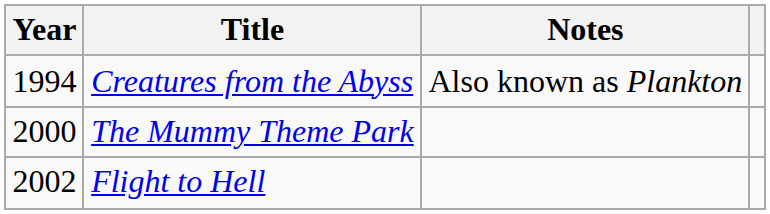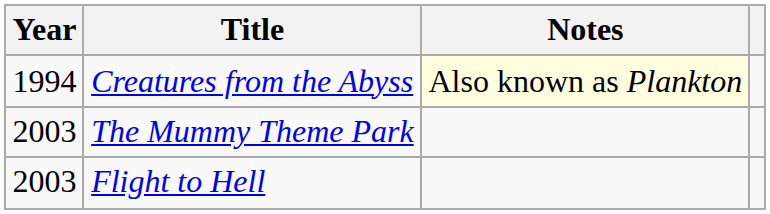(585, 80) no background -> (585, 80) lightyellow background
(44, 131) 2000 -> (44, 131) 2003
(44, 182) 2002 -> (44, 182) 2003
